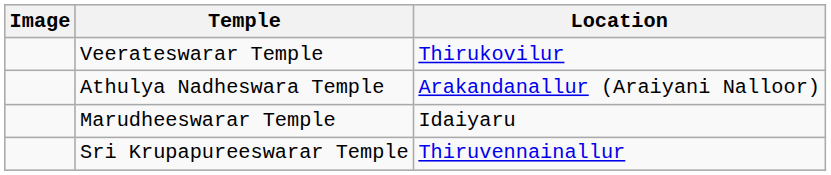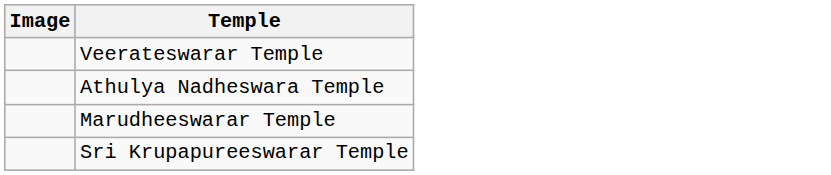- column: (619, 21)
